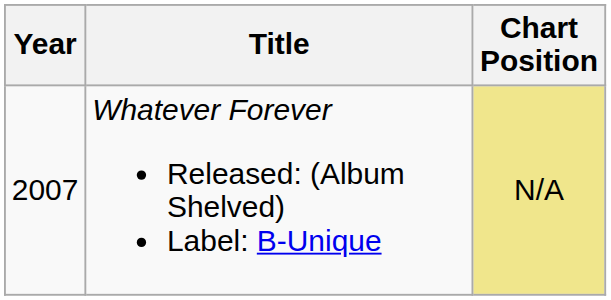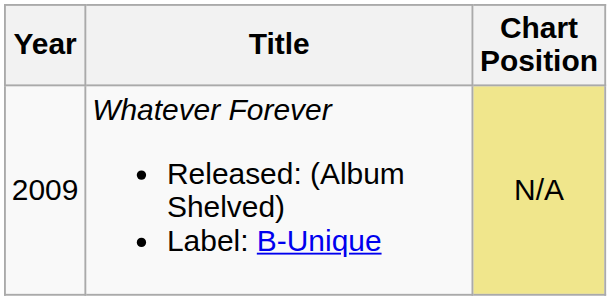(45, 189) 2007 -> (45, 189) 2009
